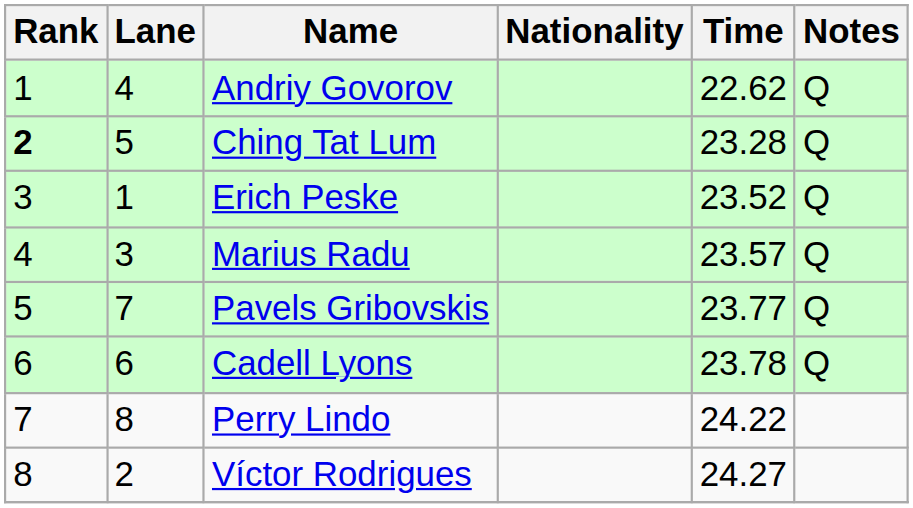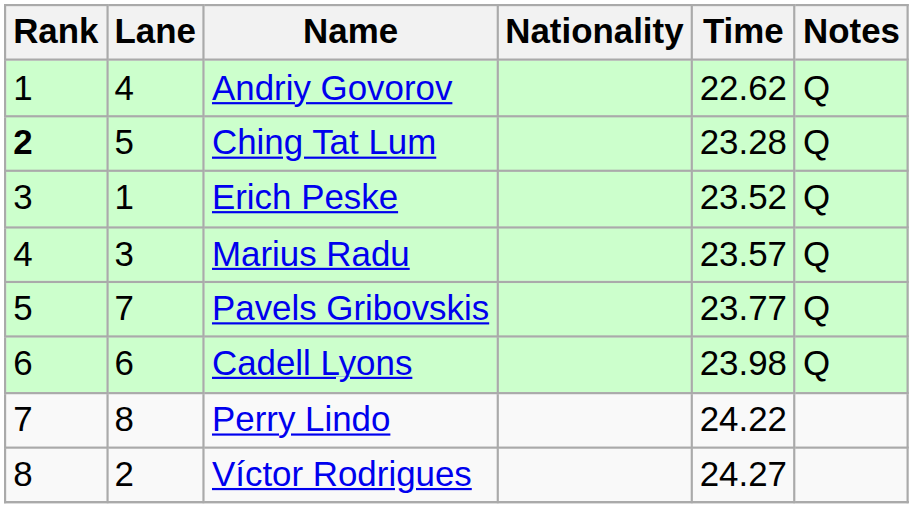(743, 364) 23.78 -> (743, 364) 23.98
